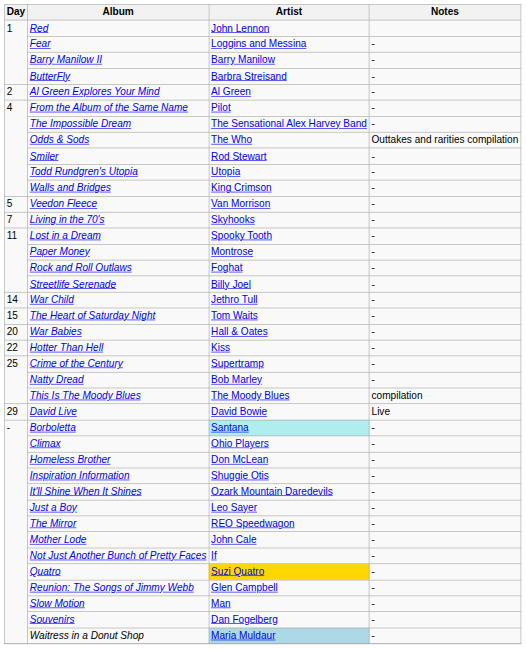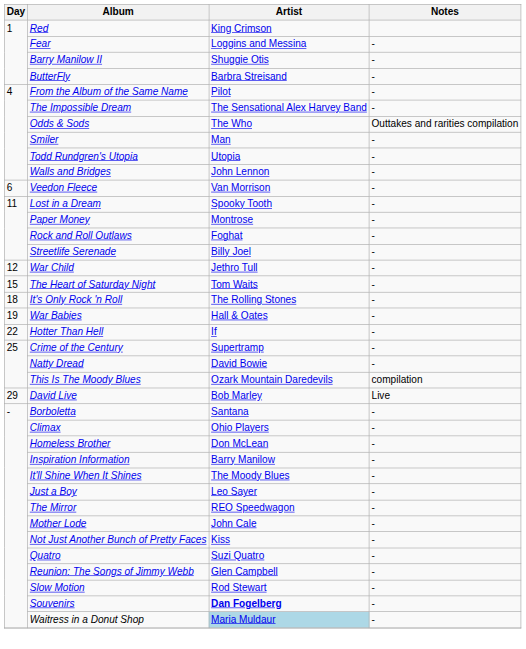(240, 28) John Lennon -> (241, 28) King Crimson
(243, 60) Barry Manilow -> (240, 60) Shuggie Otis
- row: (95, 92)
(239, 156) Rod Stewart -> (221, 140) Man
(241, 188) King Crimson -> (240, 172) John Lennon
(9, 204) 5 -> (9, 188) 6
- row: (67, 220)
(12, 300) 14 -> (12, 268) 12
+ row: (76, 300)
(12, 332) 20 -> (12, 316) 19
(221, 348) Kiss -> (214, 332) If
(237, 380) Bob Marley -> (239, 364) David Bowie
(250, 396) The Moody Blues -> (272, 380) Ozark Mountain Daredevils
(239, 412) David Bowie -> (237, 396) Bob Marley
(230, 428) paleturquoise background -> (230, 412) no background
(240, 476) Shuggie Otis -> (243, 460) Barry Manilow
(272, 492) Ozark Mountain Daredevils -> (250, 476) The Moody Blues
(214, 556) If -> (221, 540) Kiss
(238, 572) gold background -> (238, 556) no background
(221, 603) Man -> (239, 587) Rod Stewart
(244, 619) normal -> (246, 603) bold
